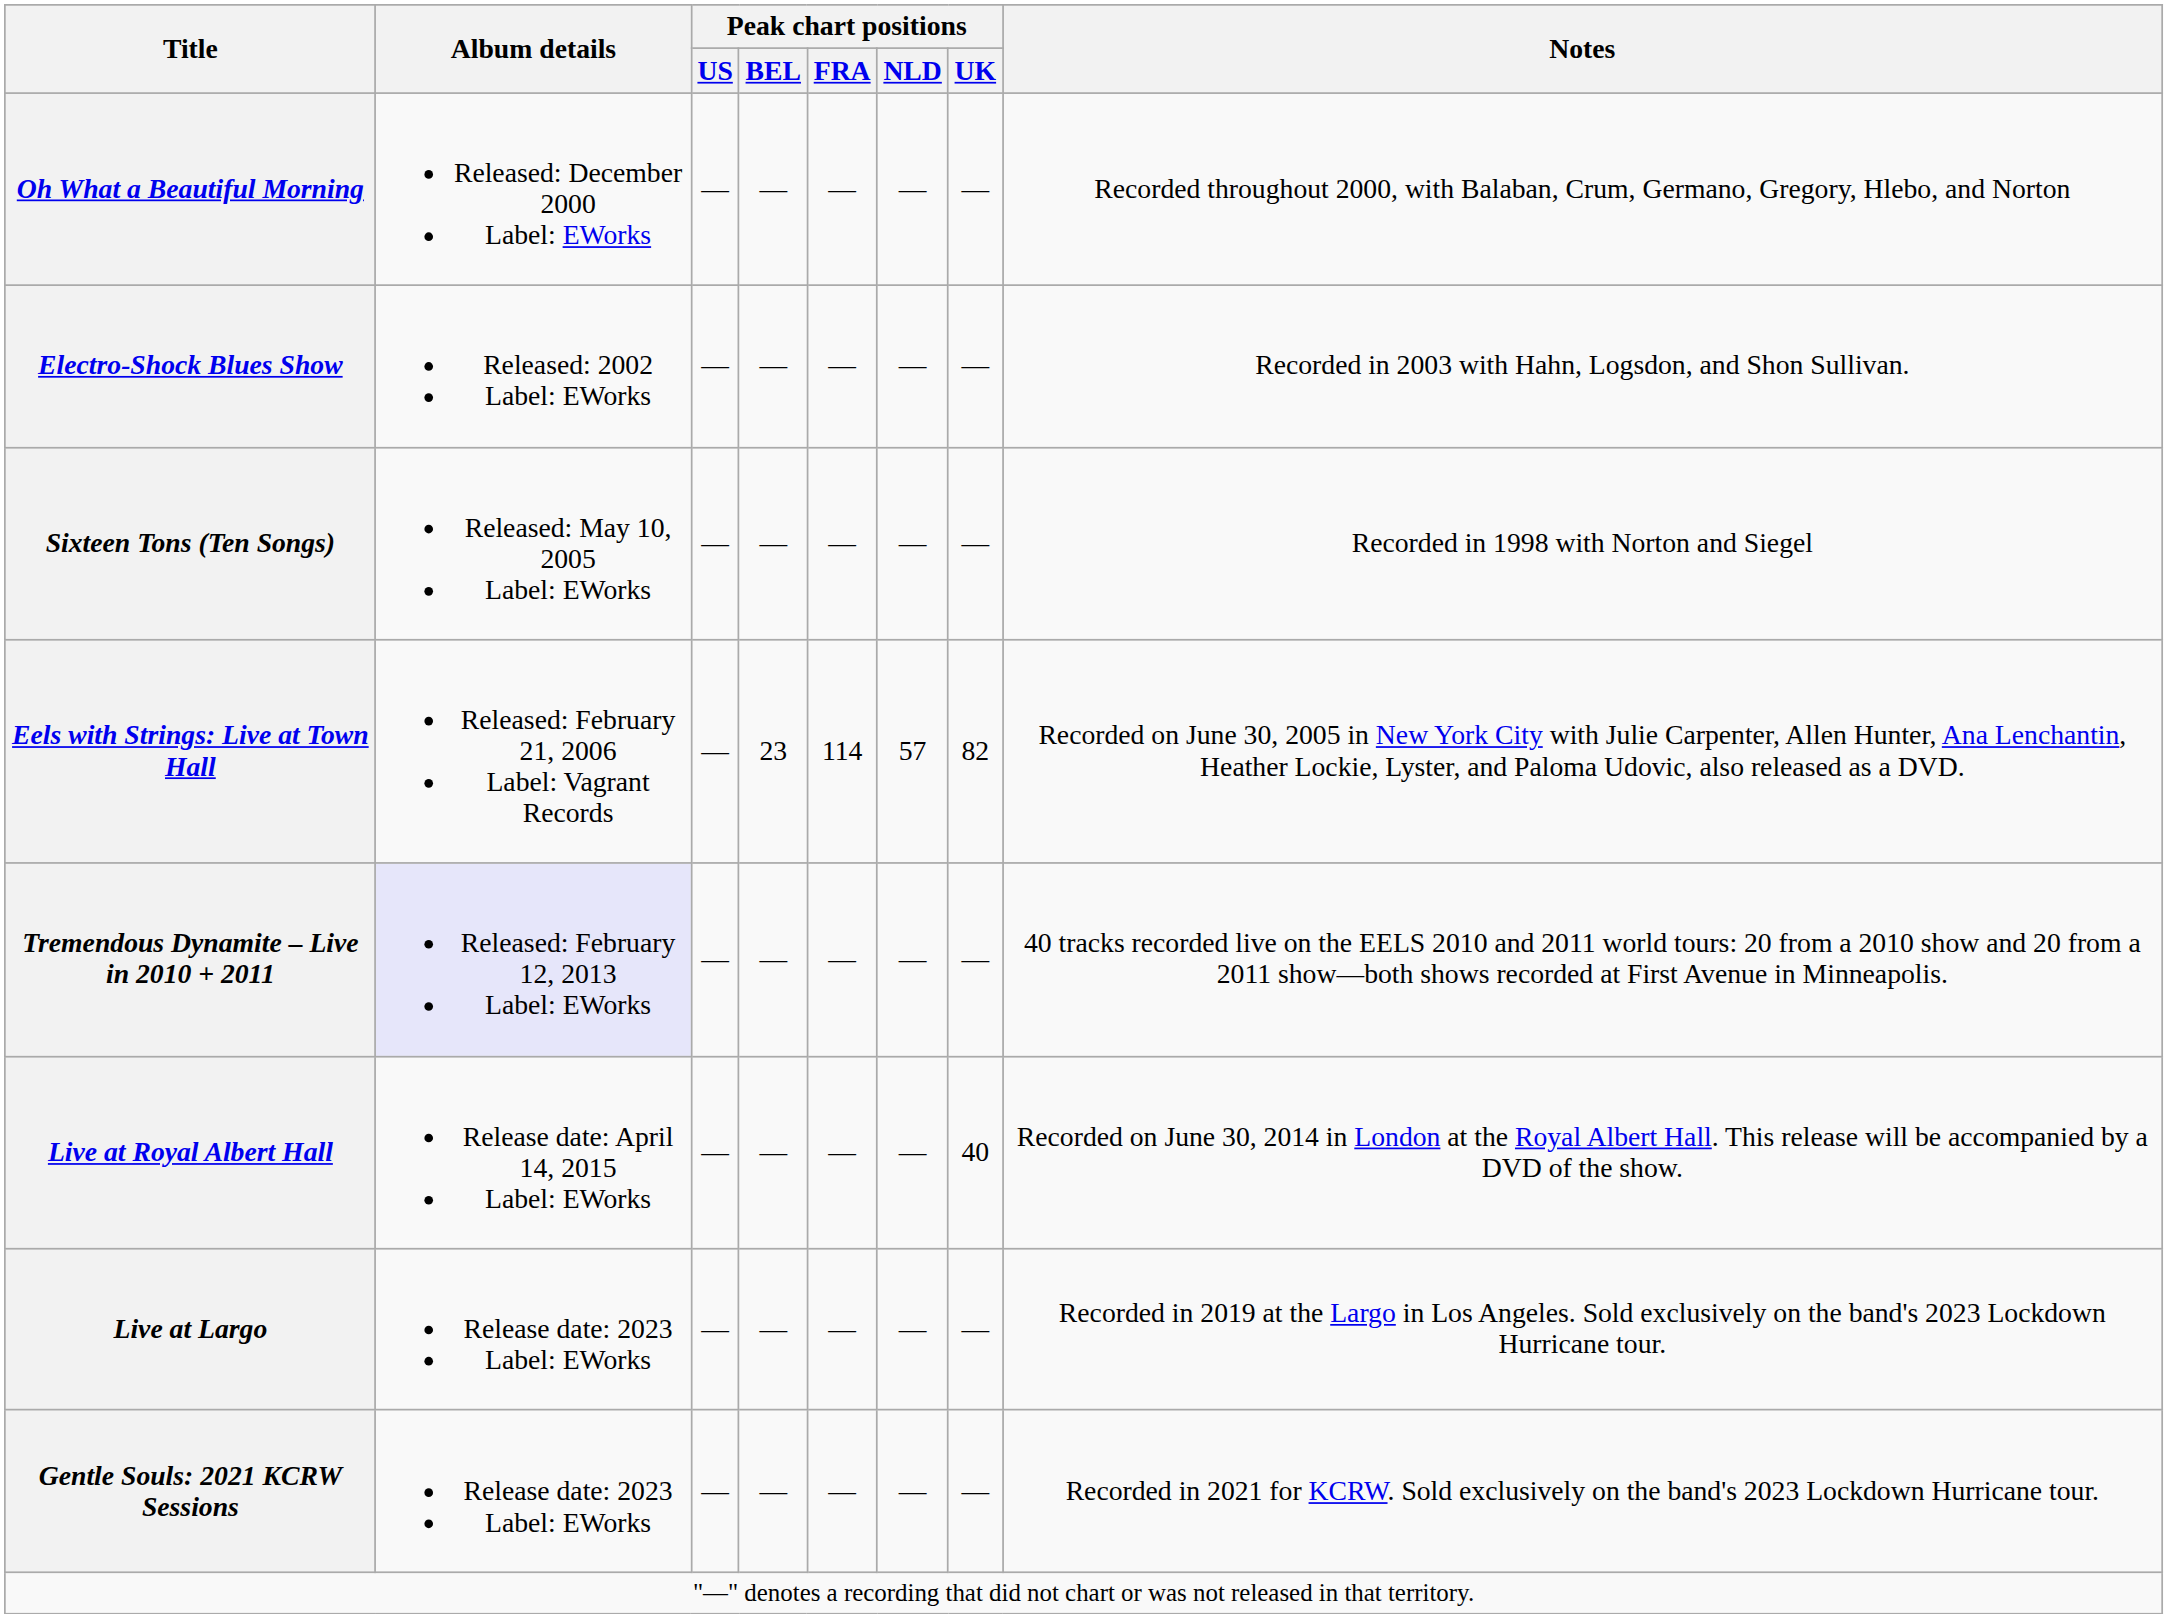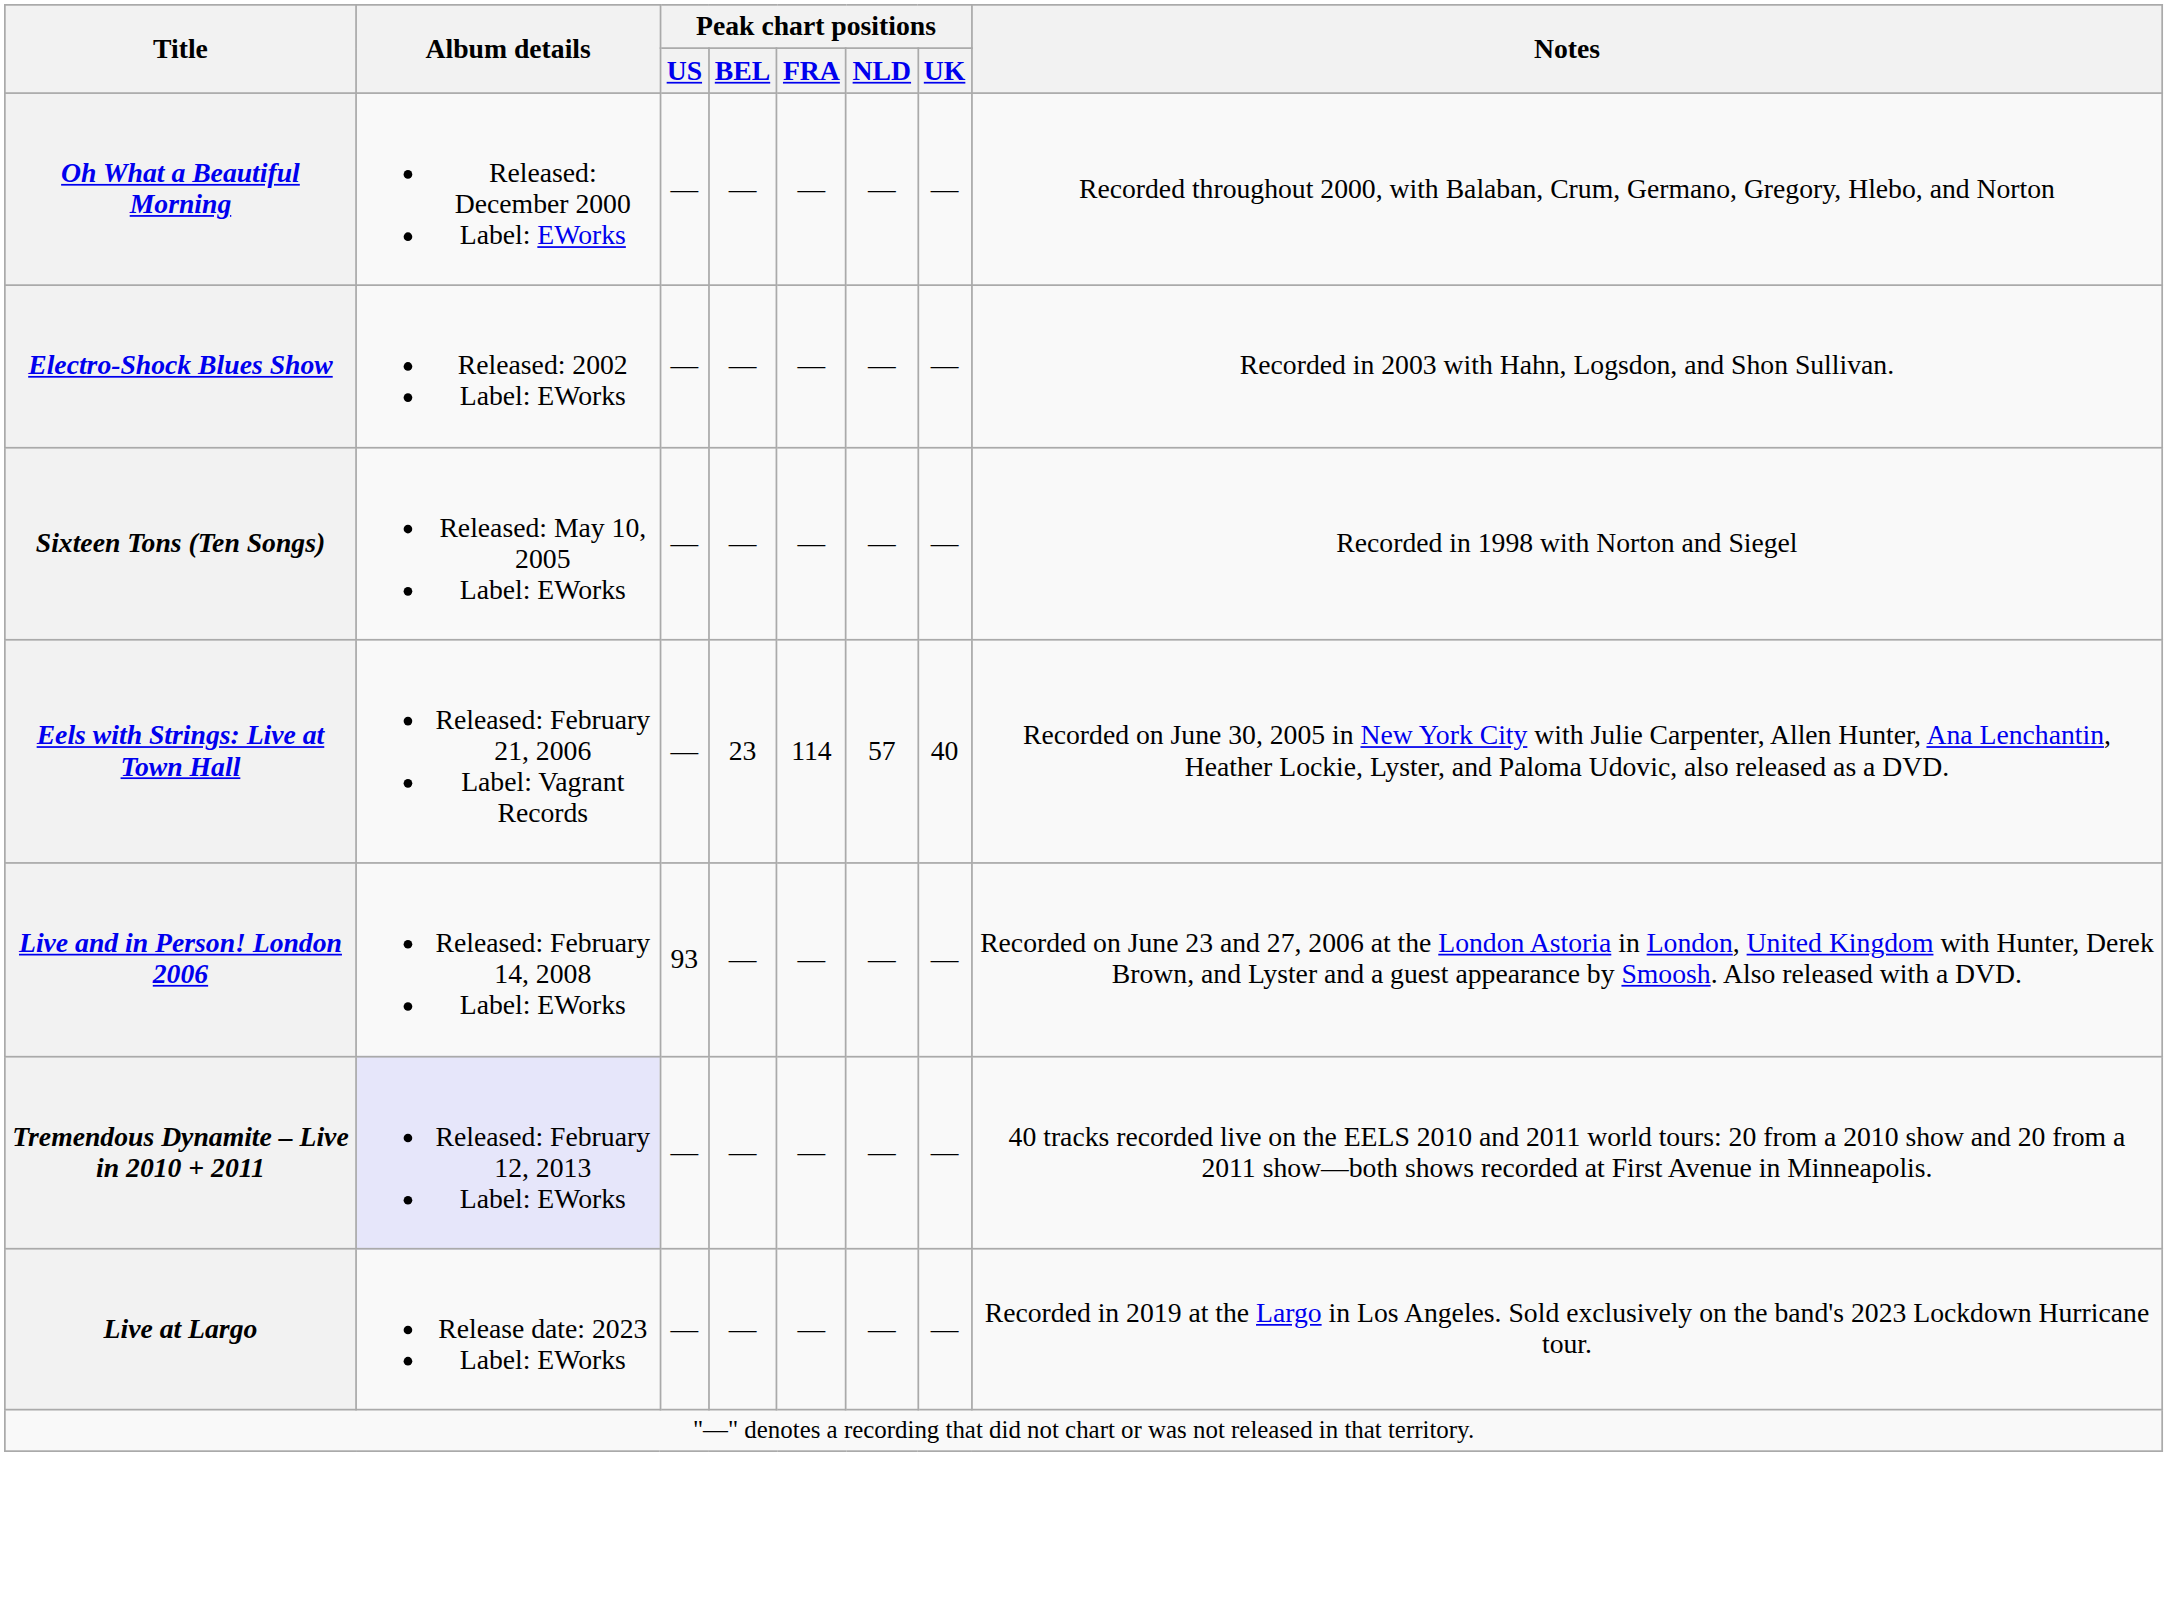(975, 751) 82 -> (945, 751) 40
+ row: (180, 959)
- row: (190, 1152)
- row: (190, 1490)
